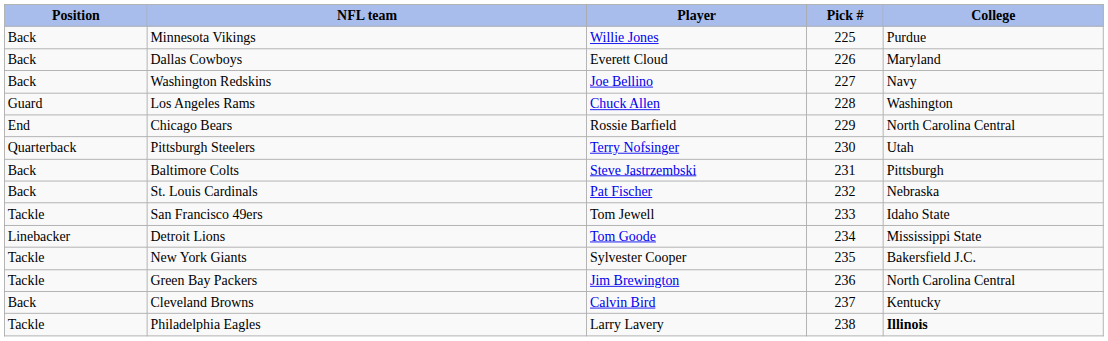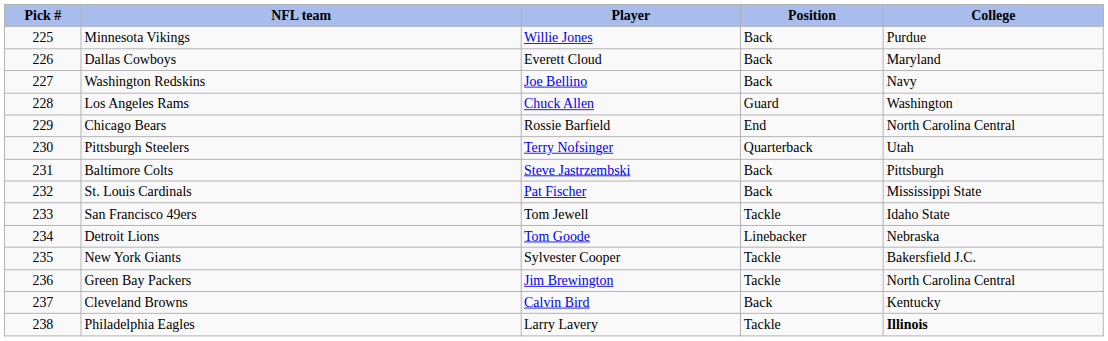columns swapped: (845, 15) <-> (76, 15)
(913, 192) Nebraska -> (934, 192) Mississippi State
(934, 236) Mississippi State -> (913, 236) Nebraska
